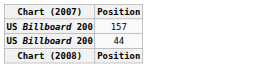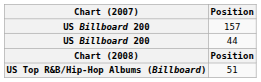+ row: (232, 70)
